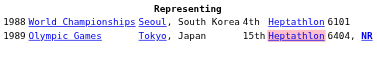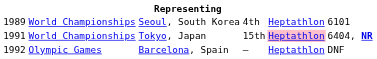(14, 22) 1988 -> (14, 22) 1989
(14, 36) 1989 -> (14, 36) 1991
(65, 36) Olympic Games -> (82, 36) World Championships
+ row: (184, 50)
